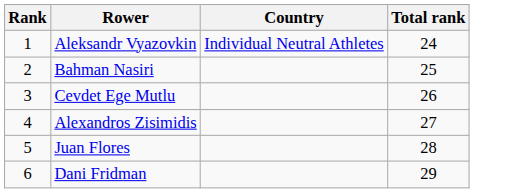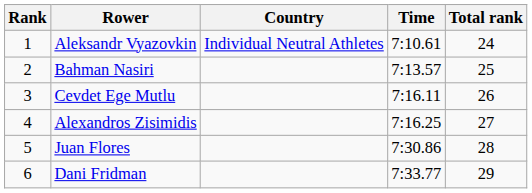+ column: (416, 17)
